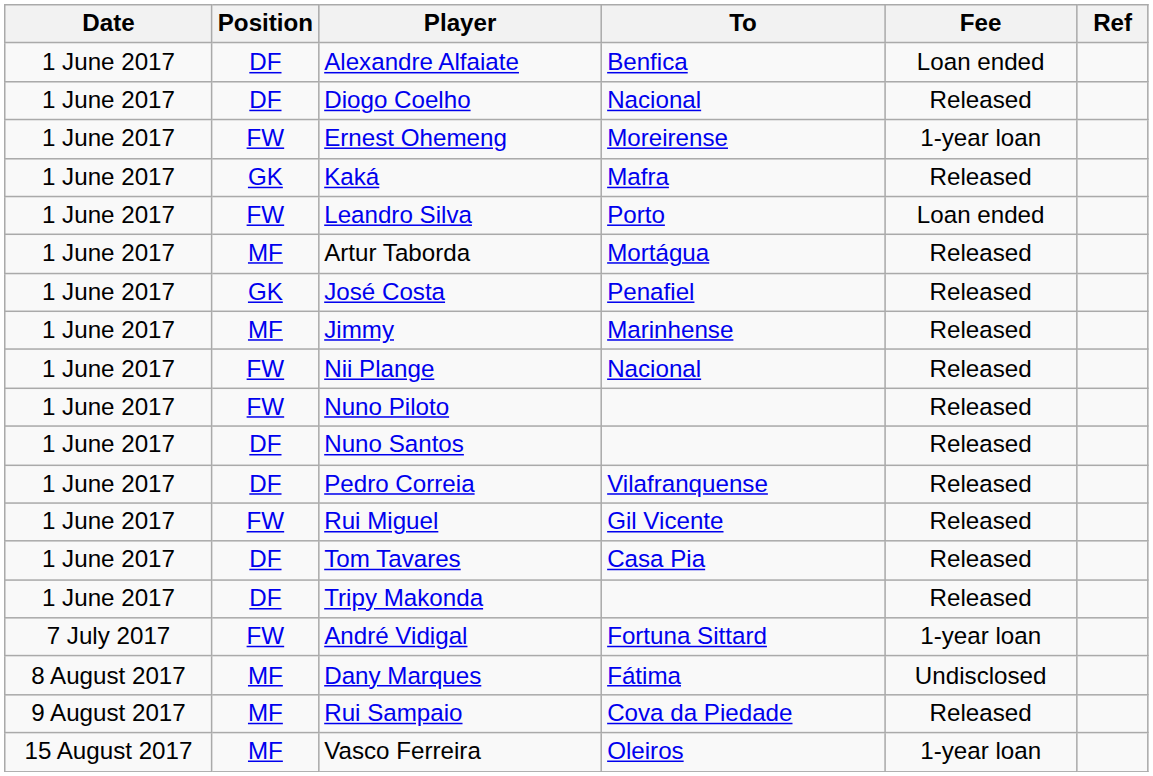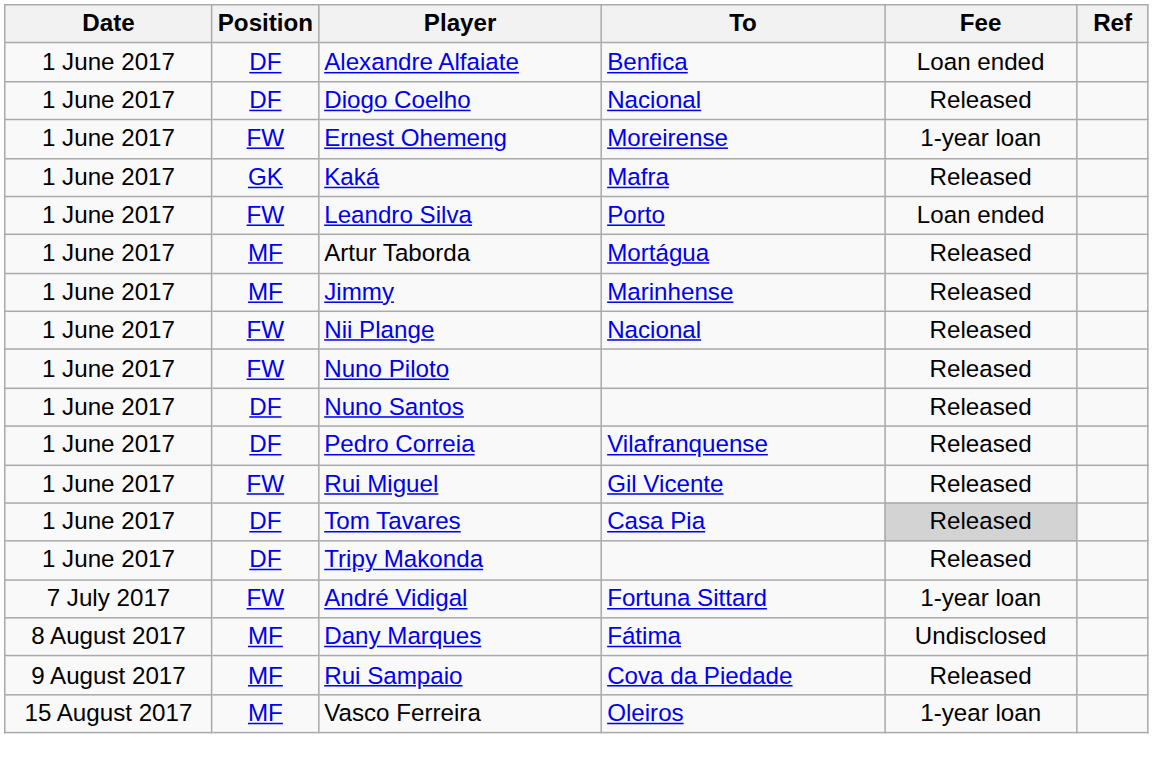- row: (385, 291)
(981, 560) no background -> (981, 521) lightgrey background
